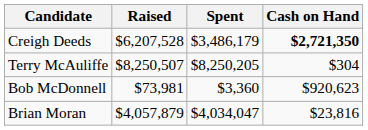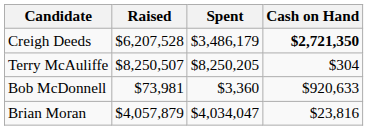(331, 88) $920,623 -> (331, 88) $920,633
